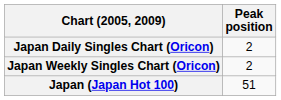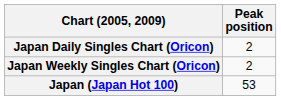(249, 85) 51 -> (249, 85) 53
